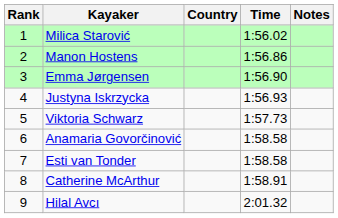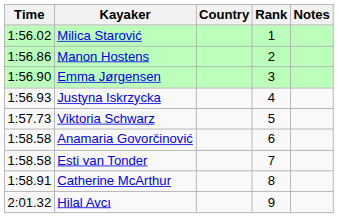columns swapped: (23, 14) <-> (265, 14)
